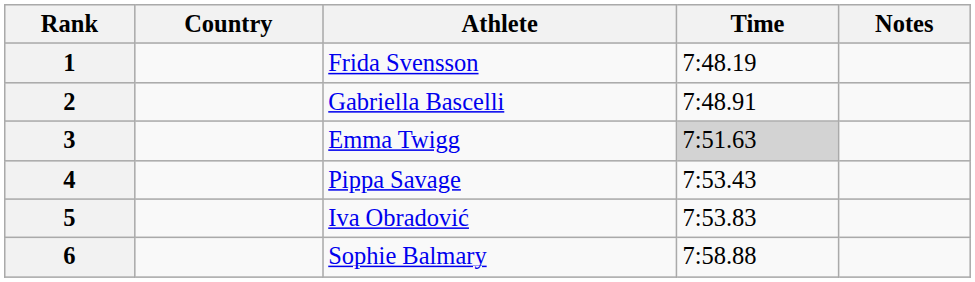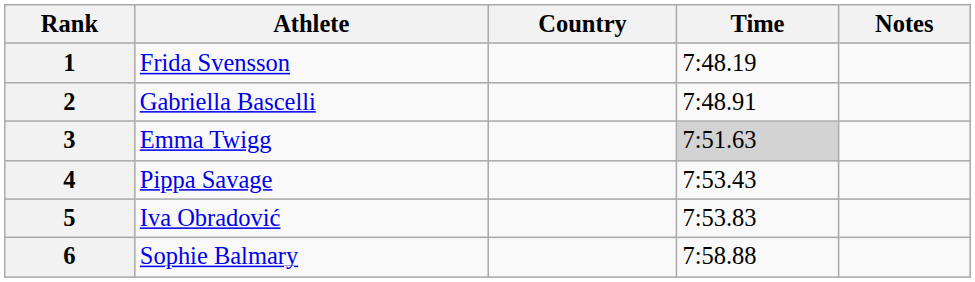columns swapped: (500, 23) <-> (228, 23)
